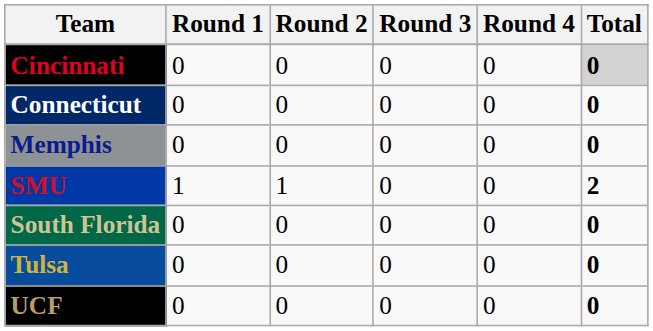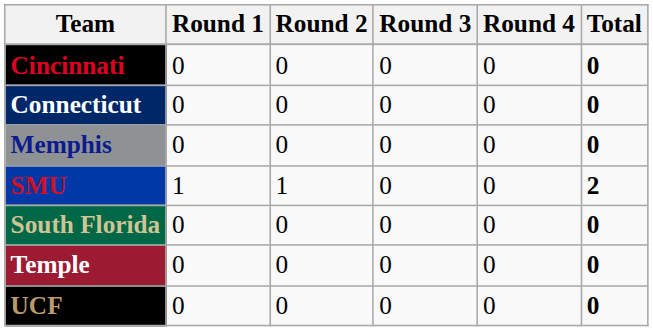(593, 64) lightgrey background -> (593, 64) no background
+ row: (50, 265)
- row: (40, 265)
